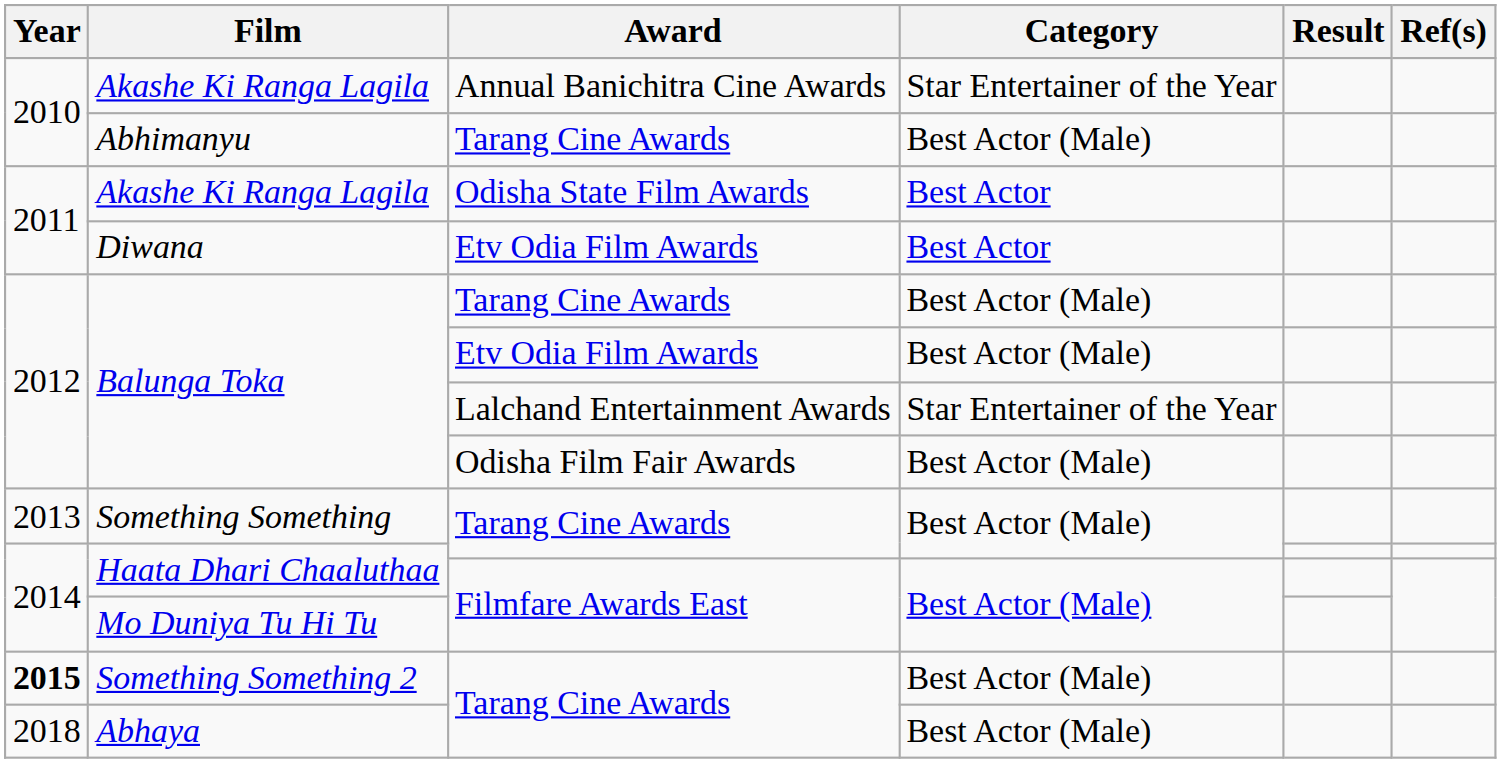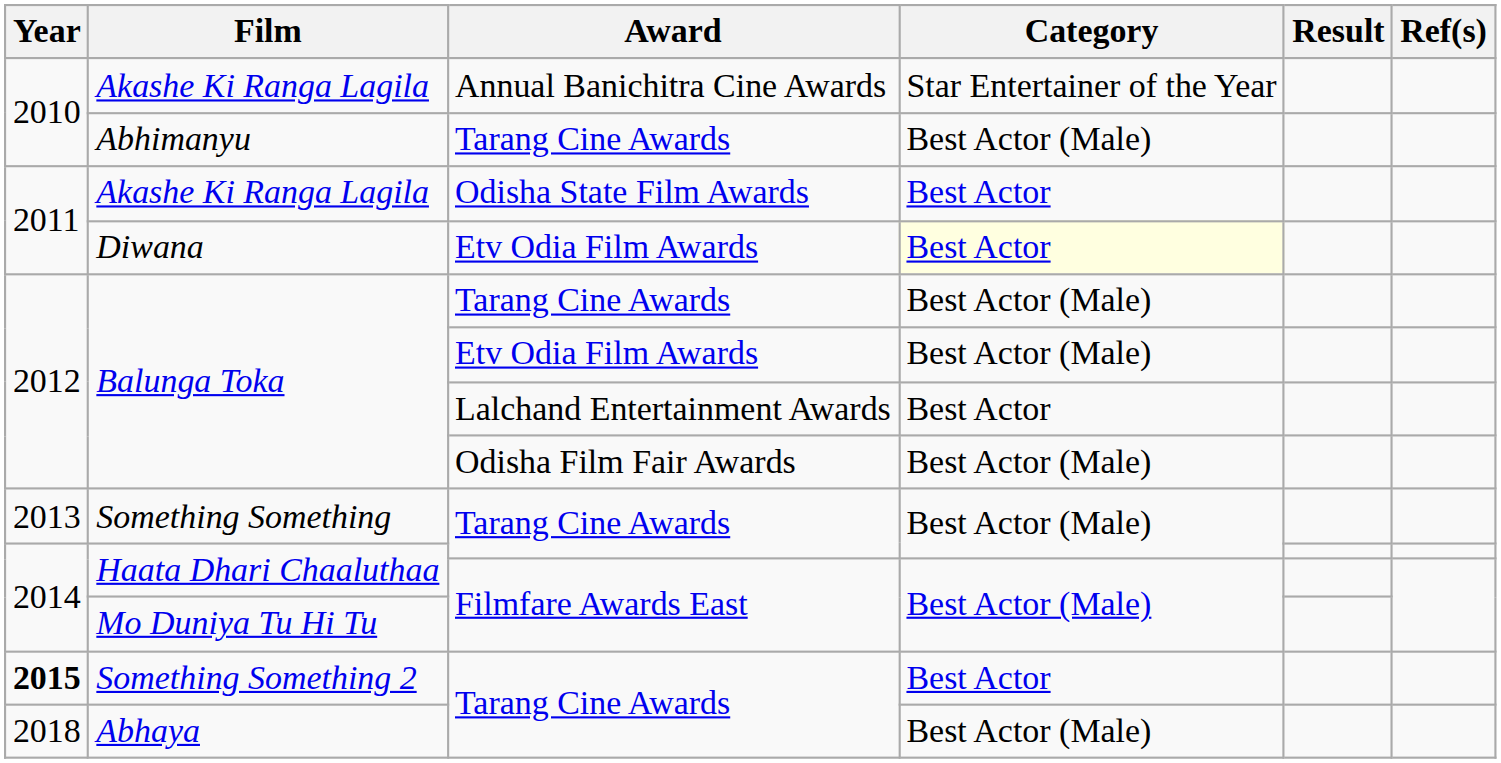(979, 246) no background -> (979, 246) lightyellow background
(1092, 407) Star Entertainer of the Year -> (979, 407) Best Actor
(1029, 676) Best Actor (Male) -> (979, 676) Best Actor
